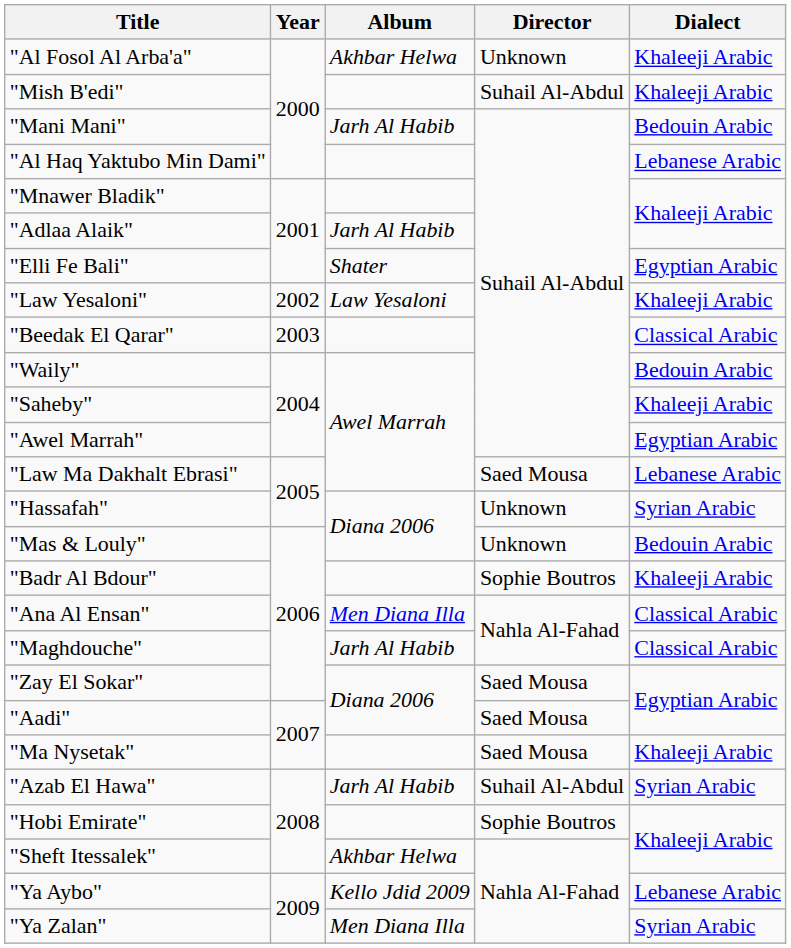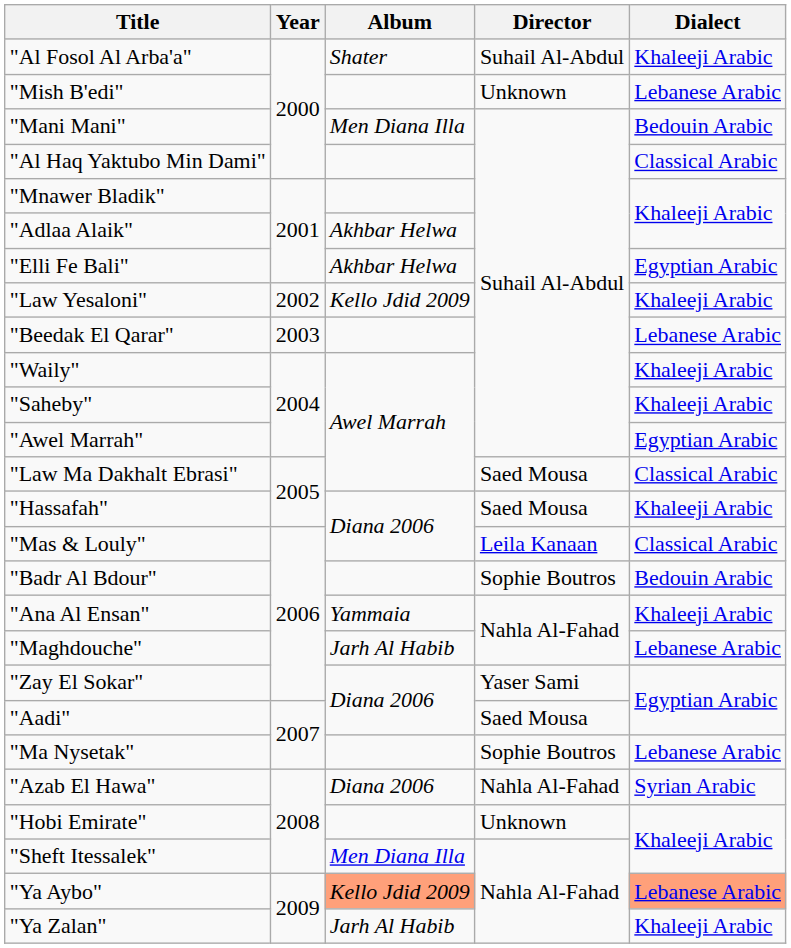(393, 56) Akhbar Helwa -> (358, 56) Shater
(523, 56) Unknown -> (552, 56) Suhail Al-Abdul
(552, 91) Suhail Al-Abdul -> (523, 91) Unknown
(703, 91) Khaleeji Arabic -> (708, 91) Lebanese Arabic
(392, 126) Jarh Al Habib -> (397, 126) Men Diana Illa
(708, 160) Lebanese Arabic -> (706, 160) Classical Arabic
(392, 230) Jarh Al Habib -> (393, 230) Akhbar Helwa
(358, 265) Shater -> (393, 265) Akhbar Helwa
(388, 299) Law Yesaloni -> (400, 299) Kello Jdid 2009
(706, 334) Classical Arabic -> (708, 334) Lebanese Arabic
(703, 369) Bedouin Arabic -> (703, 369) Khaleeji Arabic
(708, 473) Lebanese Arabic -> (706, 473) Classical Arabic
(523, 508) Unknown -> (534, 508) Saed Mousa
(695, 508) Syrian Arabic -> (703, 508) Khaleeji Arabic
(523, 543) Unknown -> (539, 543) Leila Kanaan
(703, 543) Bedouin Arabic -> (706, 543) Classical Arabic
(703, 578) Khaleeji Arabic -> (703, 578) Bedouin Arabic
(397, 612) Men Diana Illa -> (370, 612) Yammaia
(706, 612) Classical Arabic -> (703, 612) Khaleeji Arabic
(706, 647) Classical Arabic -> (708, 647) Lebanese Arabic
(534, 682) Saed Mousa -> (530, 682) Yaser Sami
(534, 751) Saed Mousa -> (548, 751) Sophie Boutros
(703, 751) Khaleeji Arabic -> (708, 751) Lebanese Arabic
(392, 786) Jarh Al Habib -> (382, 786) Diana 2006
(552, 786) Suhail Al-Abdul -> (550, 786) Nahla Al-Fahad
(548, 821) Sophie Boutros -> (523, 821) Unknown
(393, 856) Akhbar Helwa -> (397, 856) Men Diana Illa
(400, 890) no background -> (400, 890) lightsalmon background
(708, 890) no background -> (708, 890) lightsalmon background
(397, 925) Men Diana Illa -> (392, 925) Jarh Al Habib
(695, 925) Syrian Arabic -> (703, 925) Khaleeji Arabic
